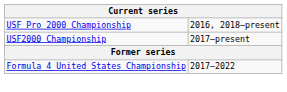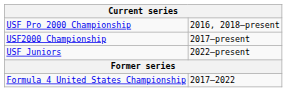+ row: (34, 53)
